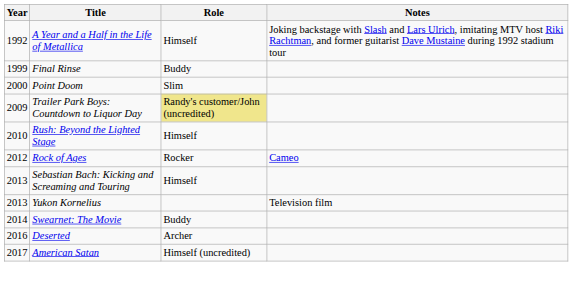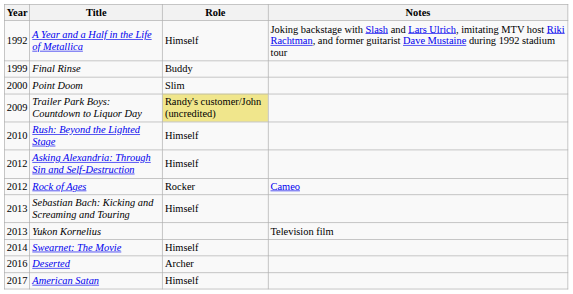+ row: (92, 164)
(177, 219) Buddy -> (182, 247) Himself
(207, 252) Himself (uncredited) -> (182, 280) Himself
